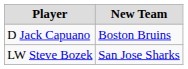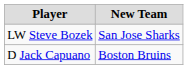rows swapped: (50, 54) <-> (49, 34)
